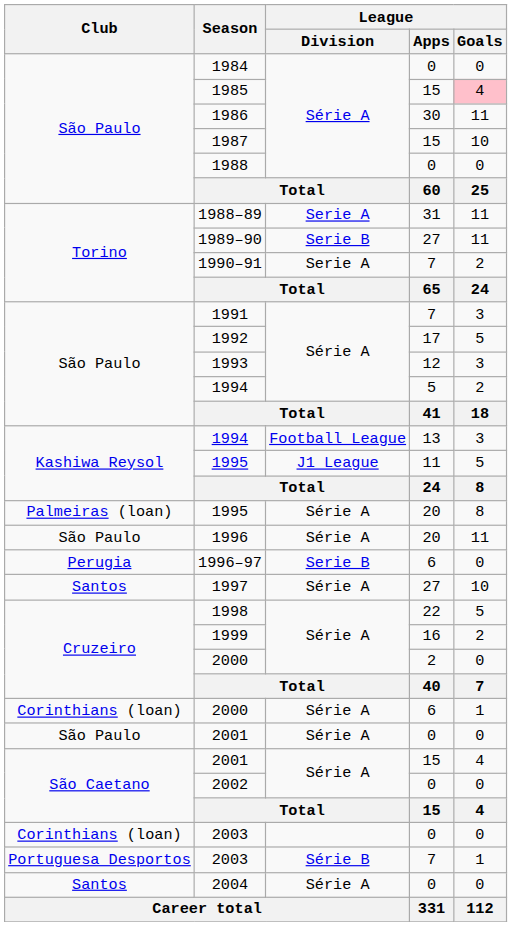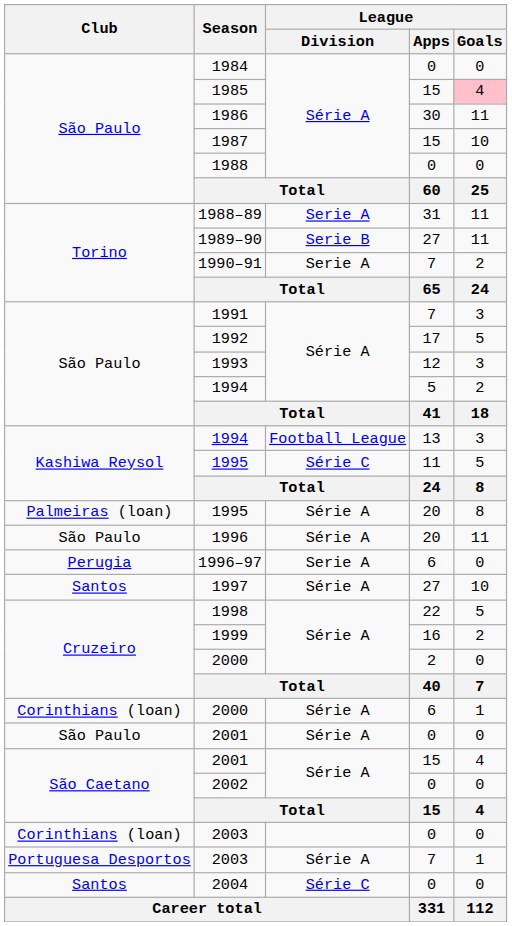(338, 463) J1 League -> (338, 463) Série C
(338, 562) Serie B -> (338, 562) Serie A
(338, 860) Série B -> (338, 860) Série A
(338, 885) Série A -> (338, 885) Série C
